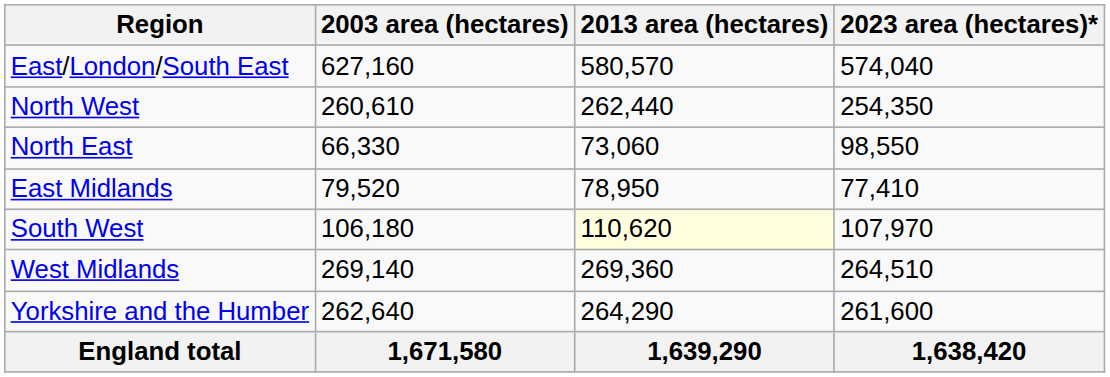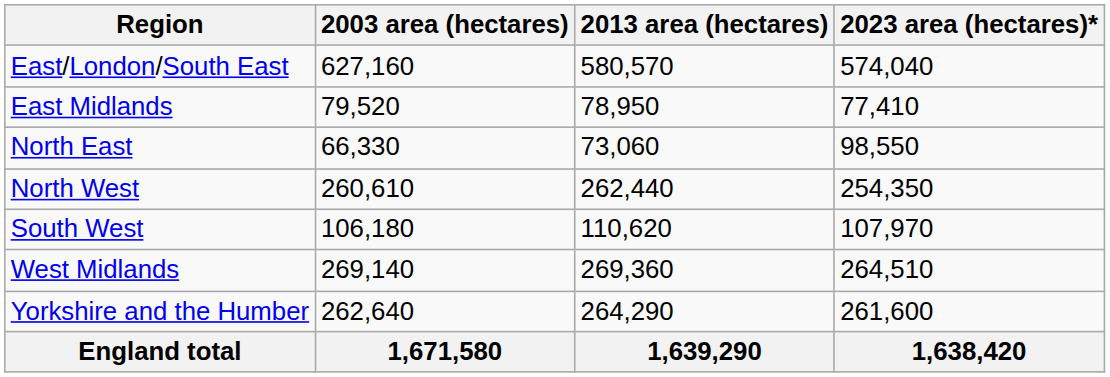rows swapped: (92, 188) <-> (75, 106)
(626, 229) lightyellow background -> (626, 229) no background
